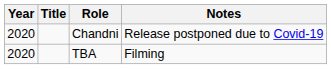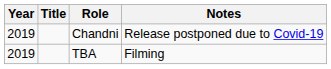(21, 34) 2020 -> (21, 34) 2019
(21, 53) 2020 -> (21, 53) 2019
